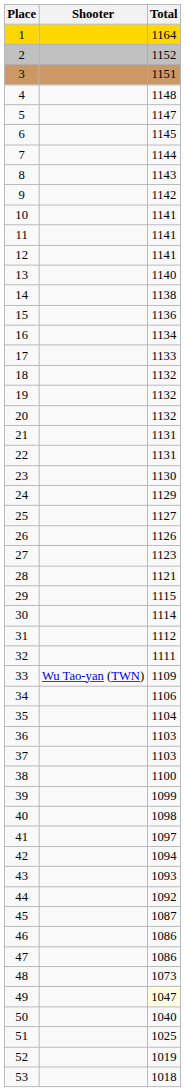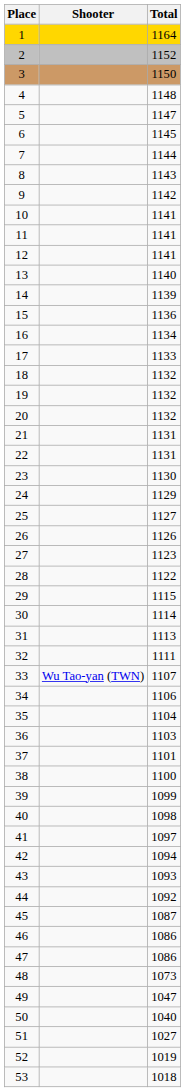(164, 74) 1151 -> (164, 74) 1150
(164, 295) 1138 -> (164, 295) 1139
(164, 575) 1121 -> (164, 575) 1122
(164, 635) 1112 -> (164, 635) 1113
(164, 676) 1109 -> (164, 676) 1107
(164, 756) 1103 -> (164, 756) 1101
(164, 996) lightyellow background -> (164, 996) no background
(164, 1036) 1025 -> (164, 1036) 1027
